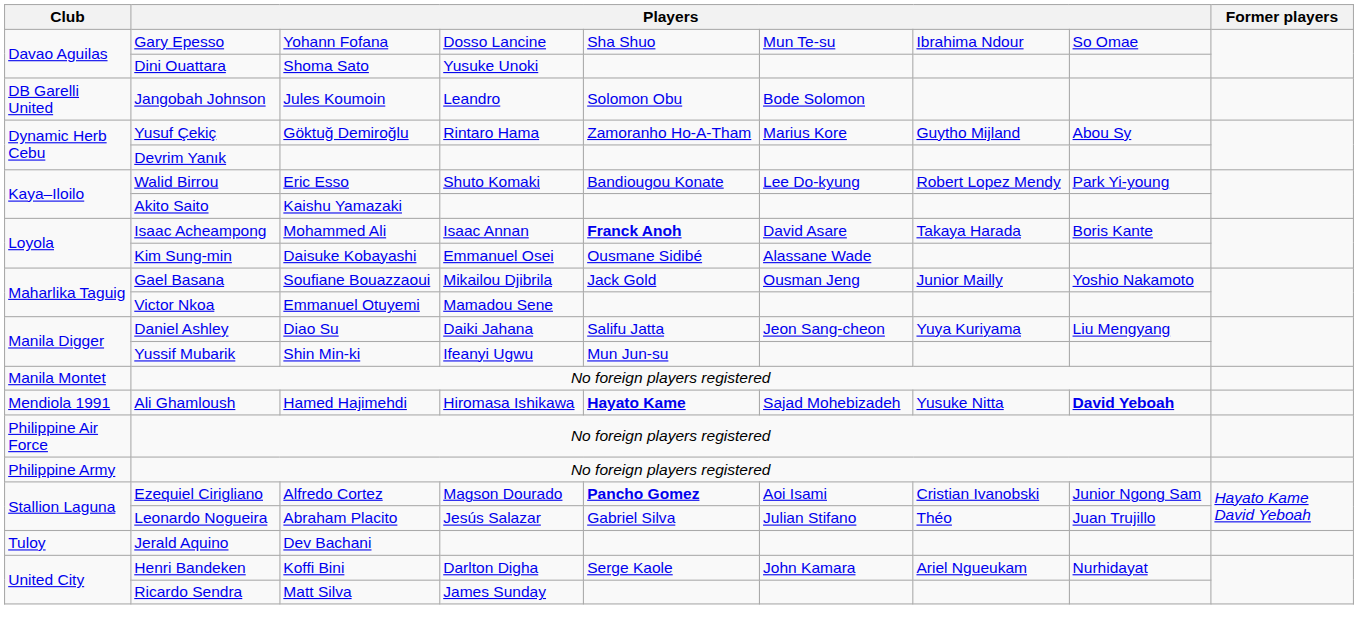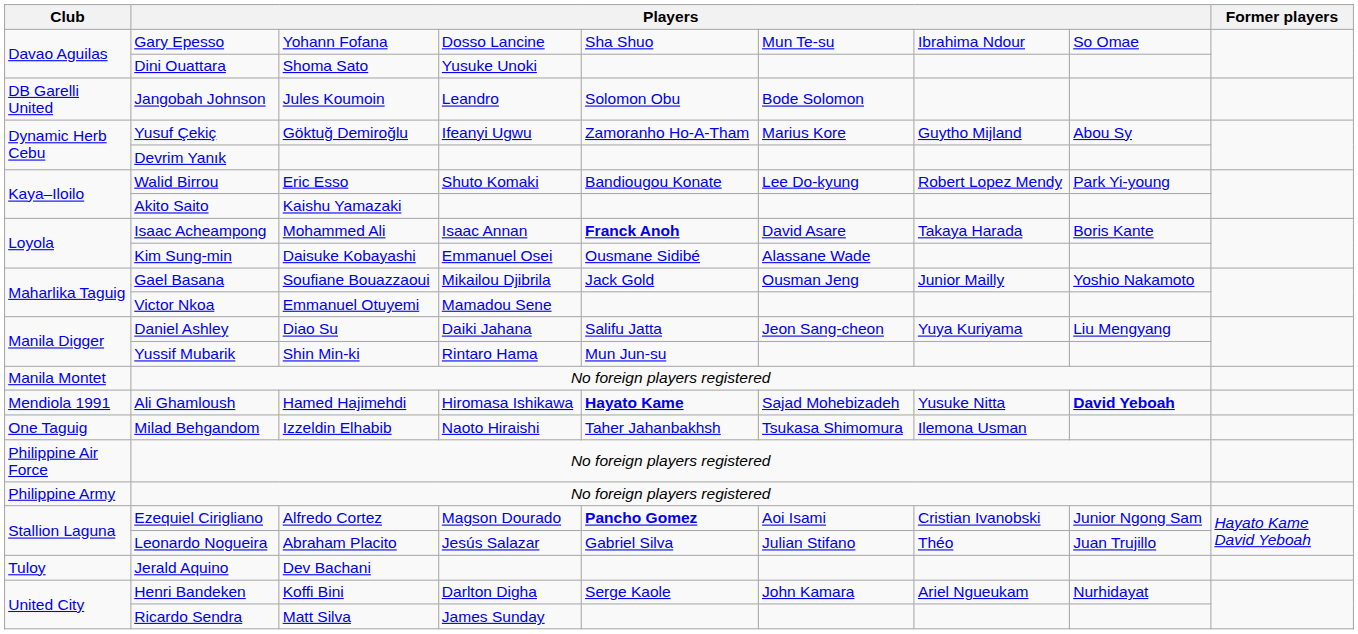(491, 133) Rintaro Hama -> (487, 133) Ifeanyi Ugwu
(488, 354) Ifeanyi Ugwu -> (490, 354) Rintaro Hama
+ row: (48, 428)
